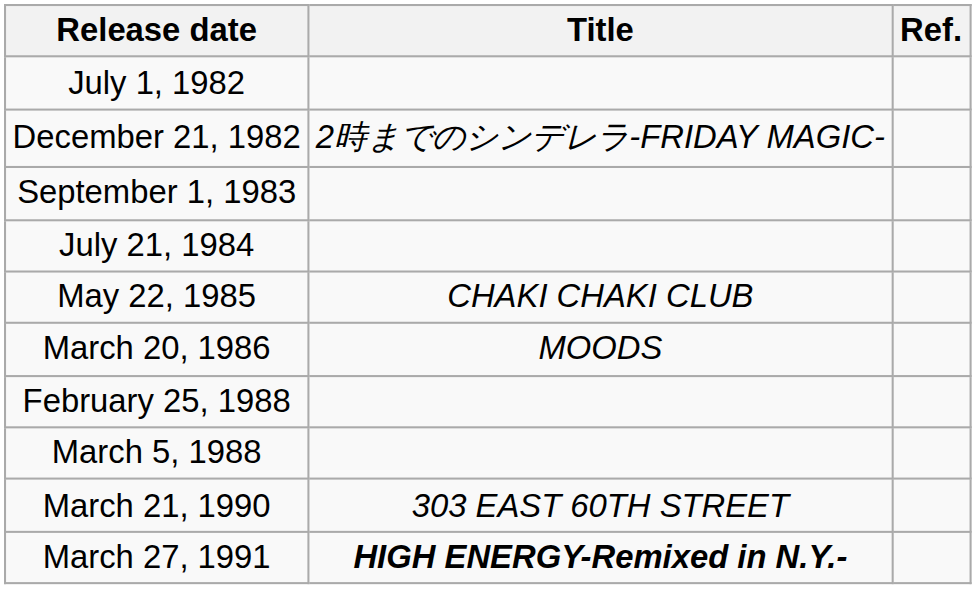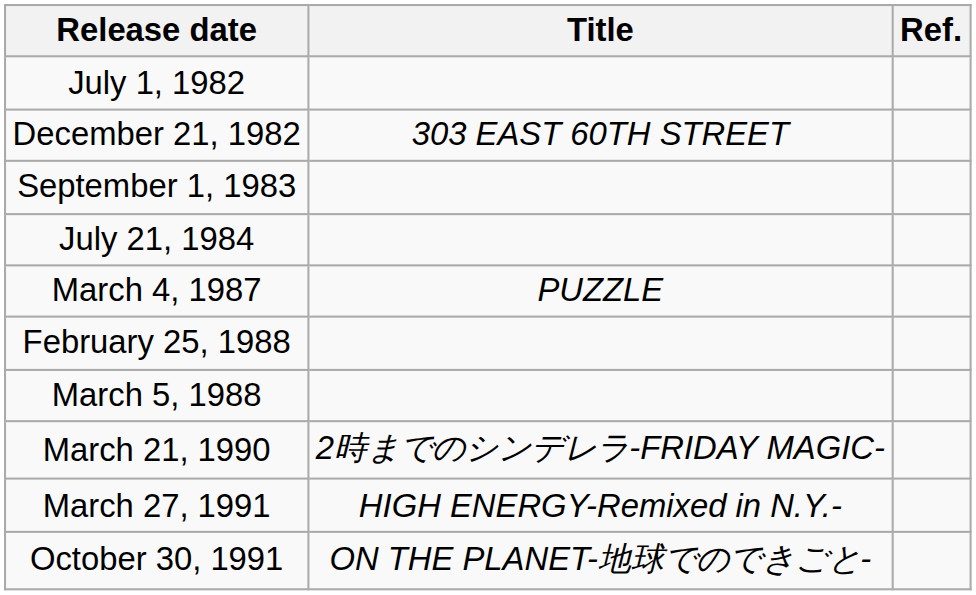(600, 136) 2時までのシンデレラ-FRIDAY MAGIC- -> (600, 134) 303 EAST 60TH STREET
- row: (157, 296)
- row: (157, 348)
+ row: (157, 290)
(600, 504) 303 EAST 60TH STREET -> (600, 448) 2時までのシンデレラ-FRIDAY MAGIC-
(600, 556) bold -> (600, 504) normal
+ row: (157, 559)
